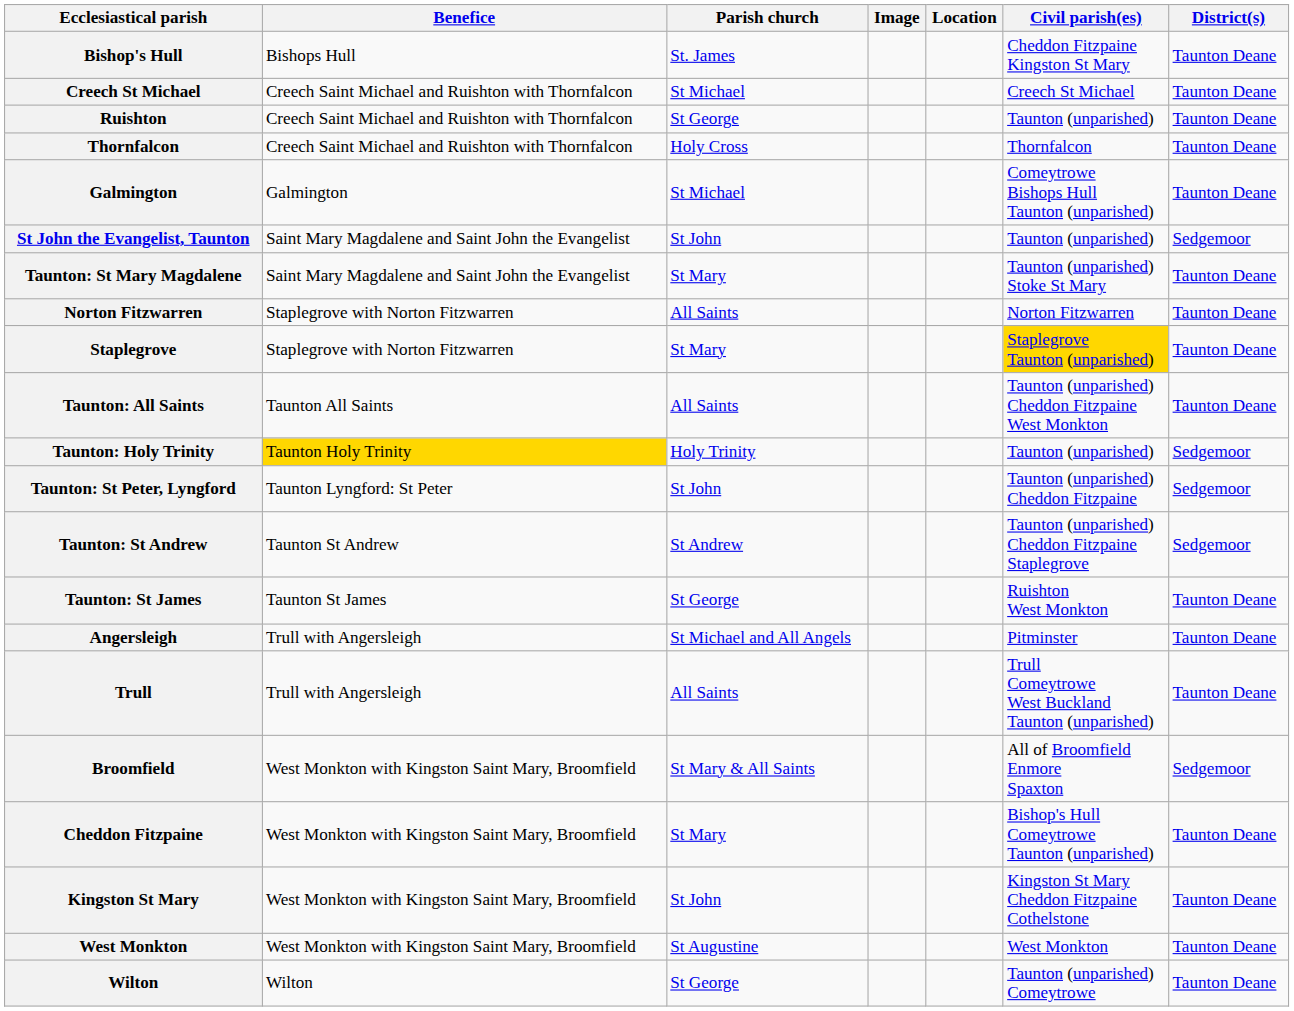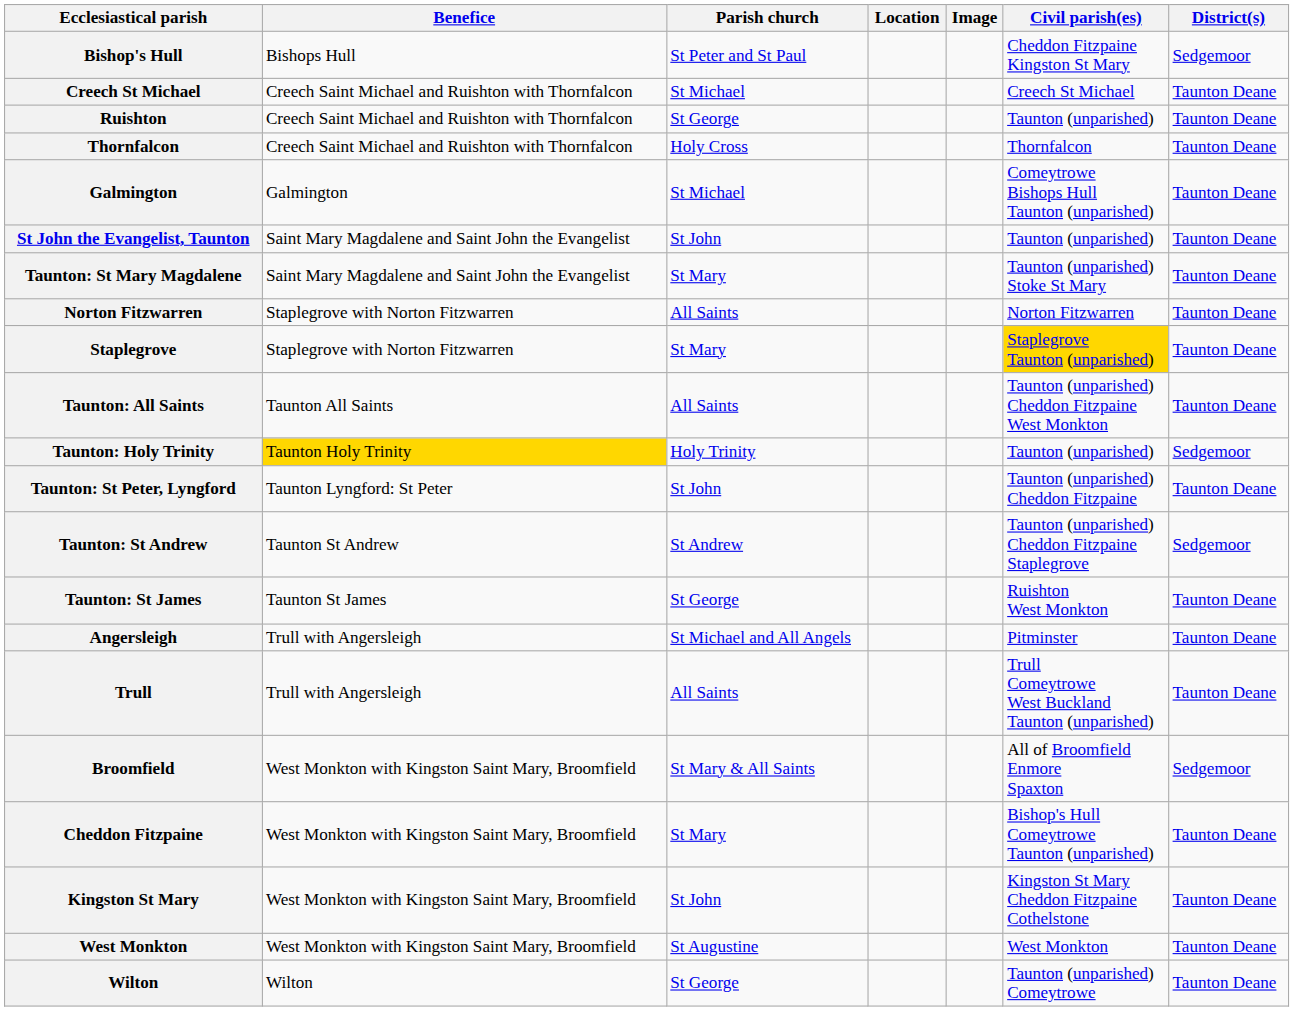columns swapped: (964, 18) <-> (897, 18)
(703, 54) St. James -> (738, 54) St Peter and St Paul
(1225, 54) Taunton Deane -> (1212, 54) Sedgemoor
(1212, 238) Sedgemoor -> (1225, 238) Taunton Deane
(1212, 488) Sedgemoor -> (1225, 488) Taunton Deane
